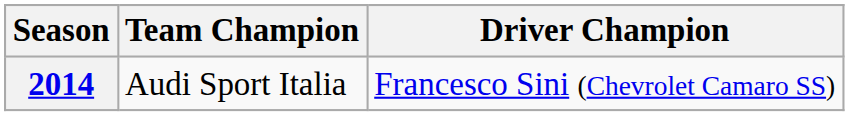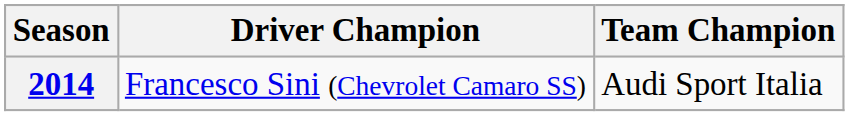columns swapped: (605, 30) <-> (242, 30)
